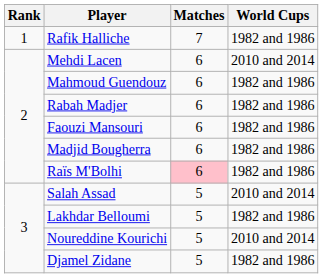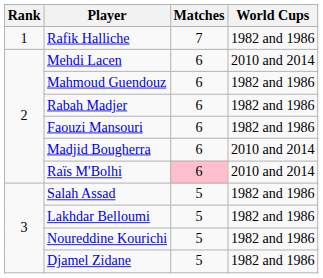(273, 149) 1982 and 1986 -> (273, 149) 2010 and 2014
(273, 171) 1982 and 1986 -> (273, 171) 2010 and 2014
(273, 194) 2010 and 2014 -> (273, 194) 1982 and 1986
(273, 238) 2010 and 2014 -> (273, 238) 1982 and 1986
